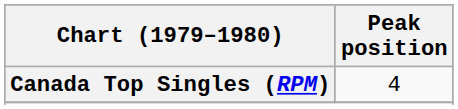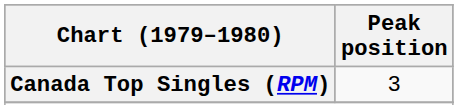(394, 85) 4 -> (394, 85) 3
